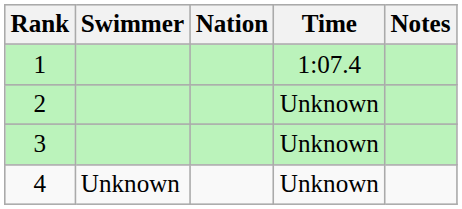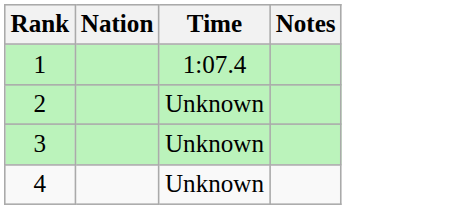- column: (132, 24)
